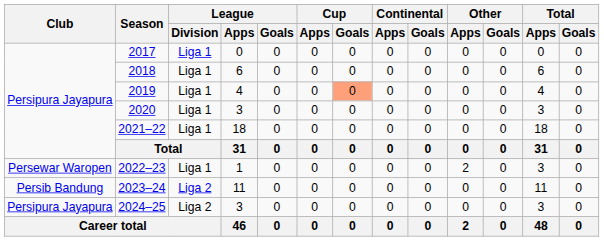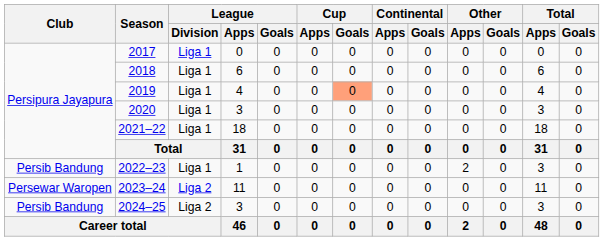(60, 168) Persewar Waropen -> (60, 168) Persib Bandung
(60, 187) Persib Bandung -> (60, 187) Persewar Waropen
(60, 206) Persipura Jayapura -> (60, 206) Persib Bandung
